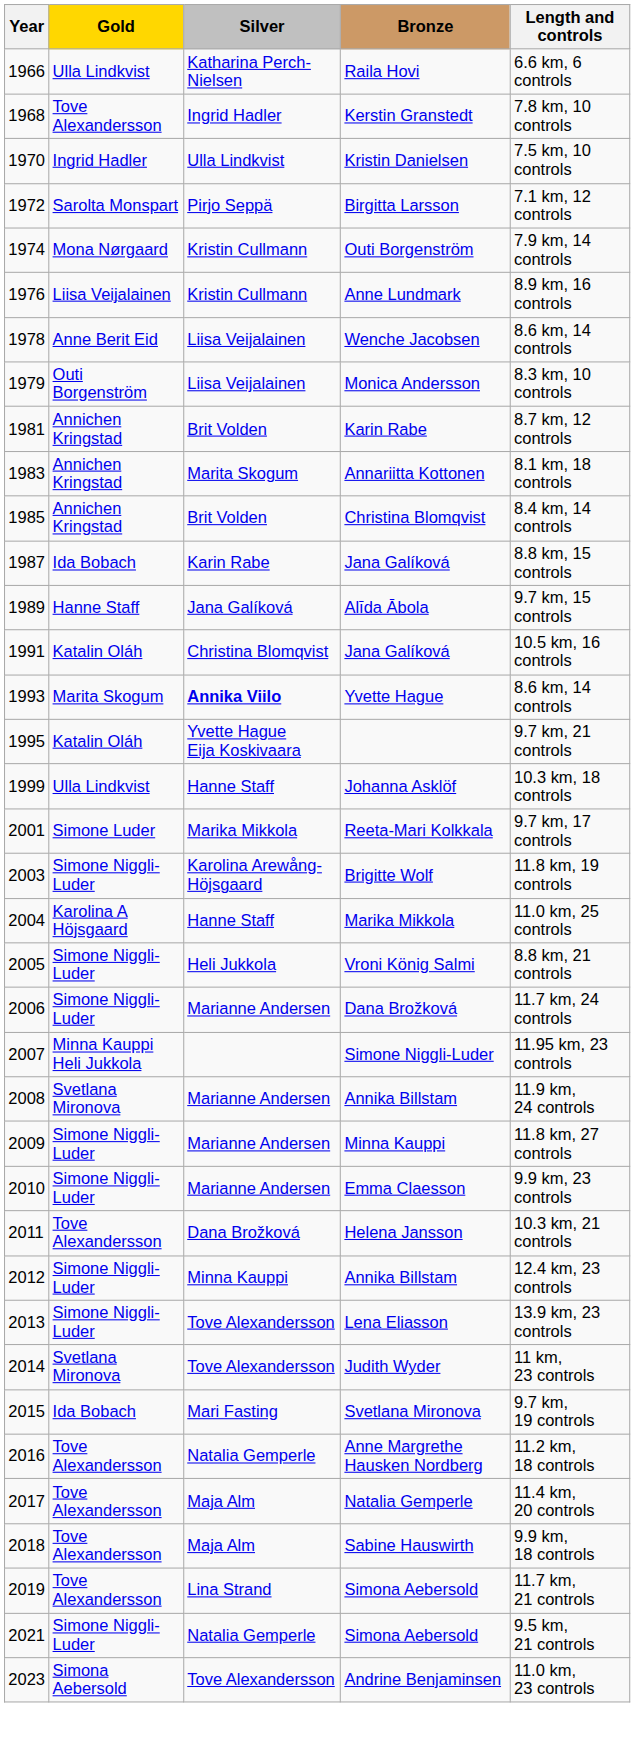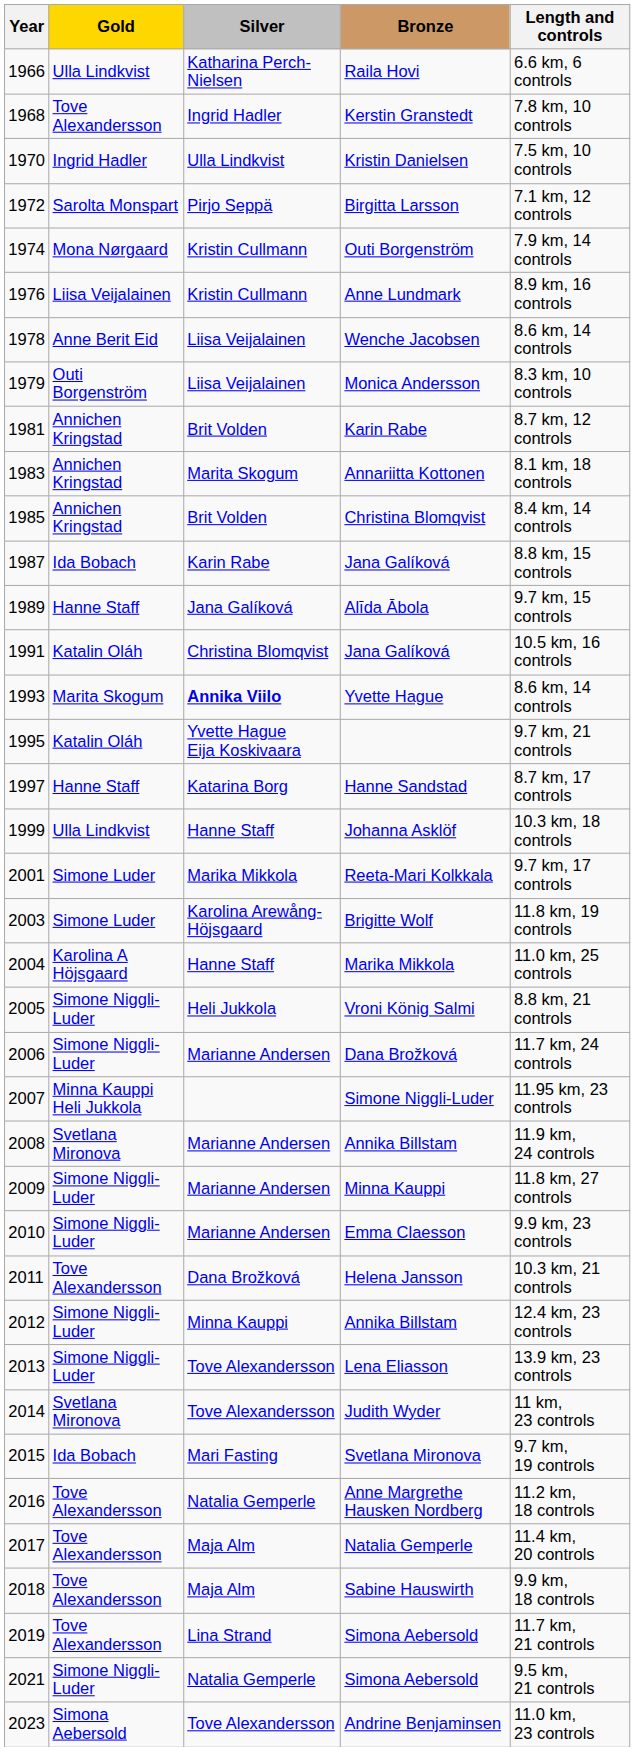+ row: (27, 786)
(106, 875) Simone Niggli-Luder -> (104, 920) Simone Luder
